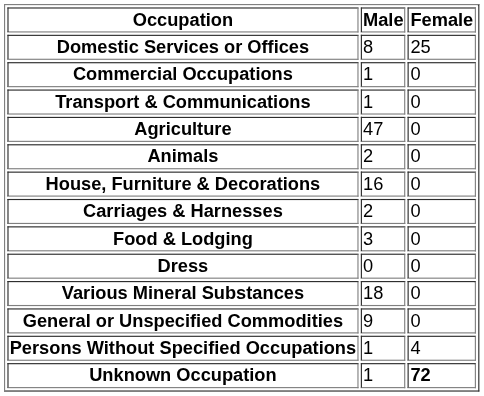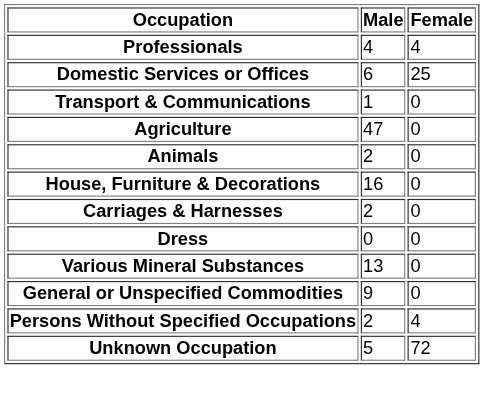+ row: (183, 47)
(368, 47) 8 -> (368, 74) 6
- row: (183, 74)
- row: (183, 238)
(373, 293) 18 -> (373, 266) 13
(368, 348) 1 -> (368, 320) 2
(368, 375) 1 -> (368, 348) 5
(421, 375) bold -> (421, 348) normal
